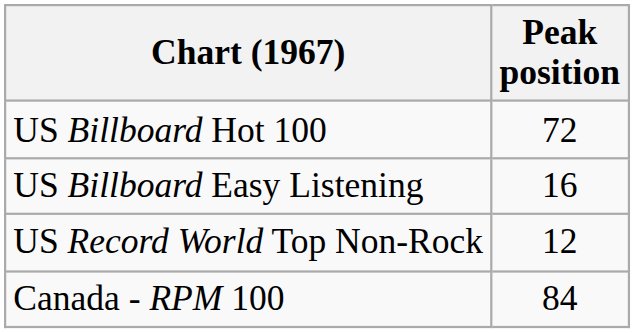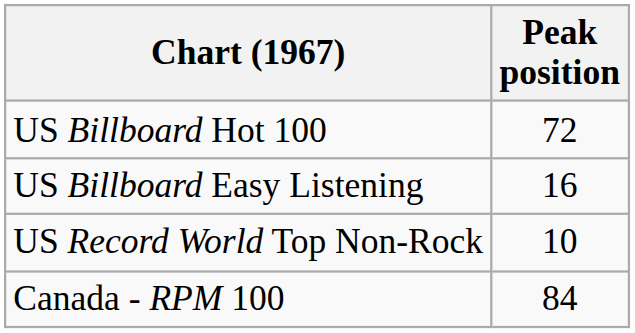(560, 241) 12 -> (560, 241) 10
